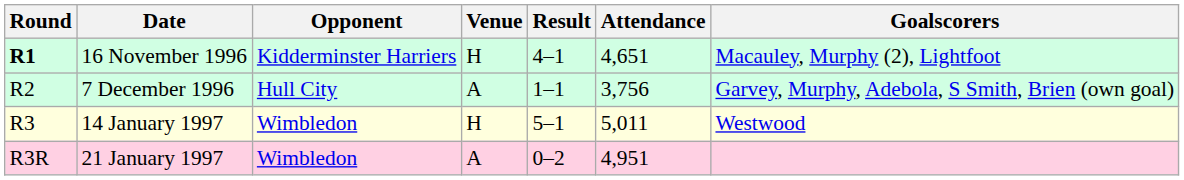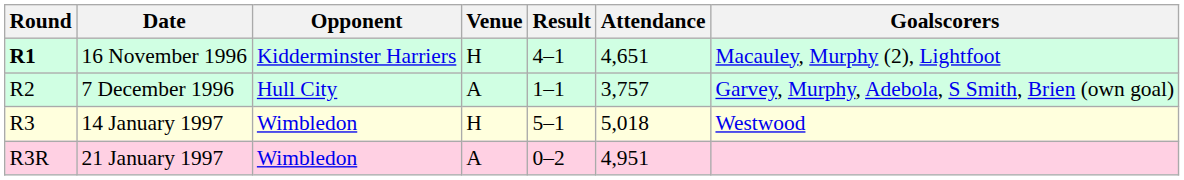(625, 89) 3,756 -> (625, 89) 3,757
(624, 123) 5,011 -> (625, 123) 5,018
